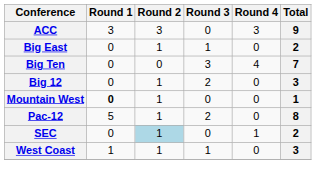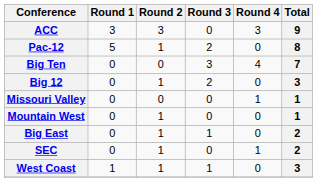rows swapped: (45, 47) <-> (45, 116)
+ row: (46, 99)
(111, 99) bold -> (112, 116) normal
(159, 133) lightblue background -> (161, 151) no background
